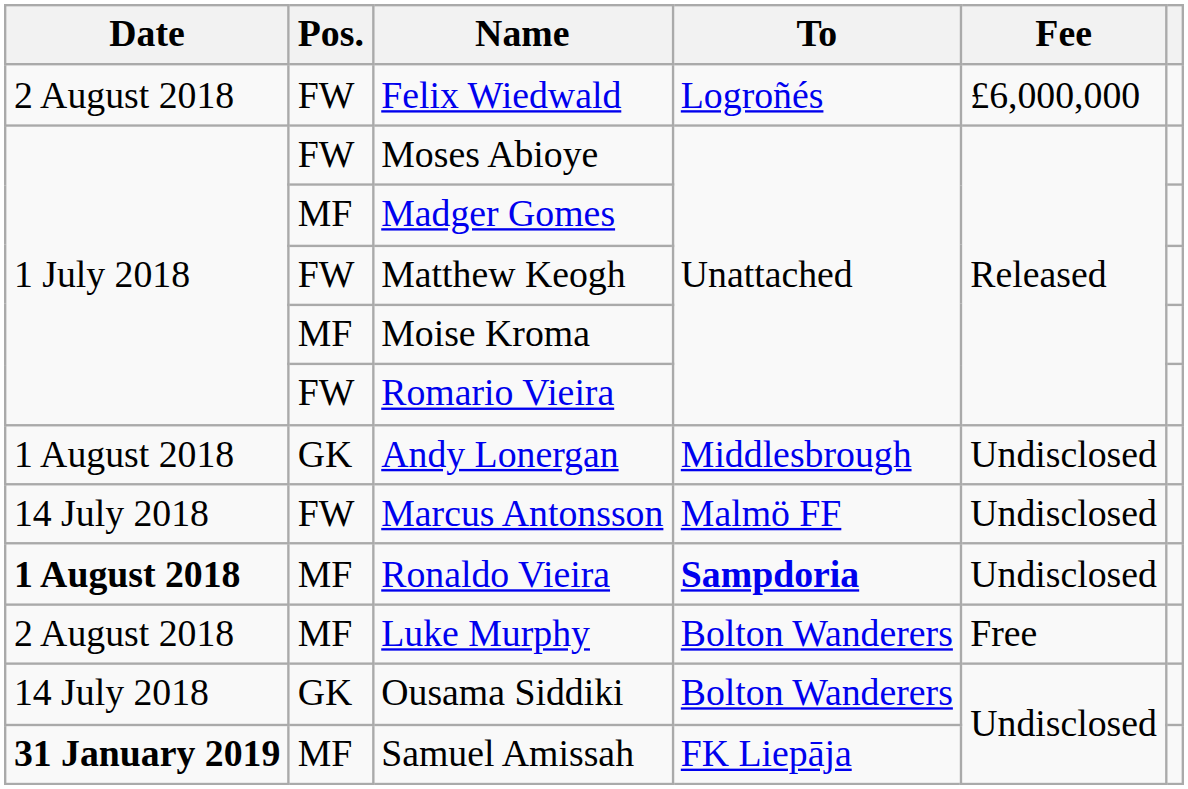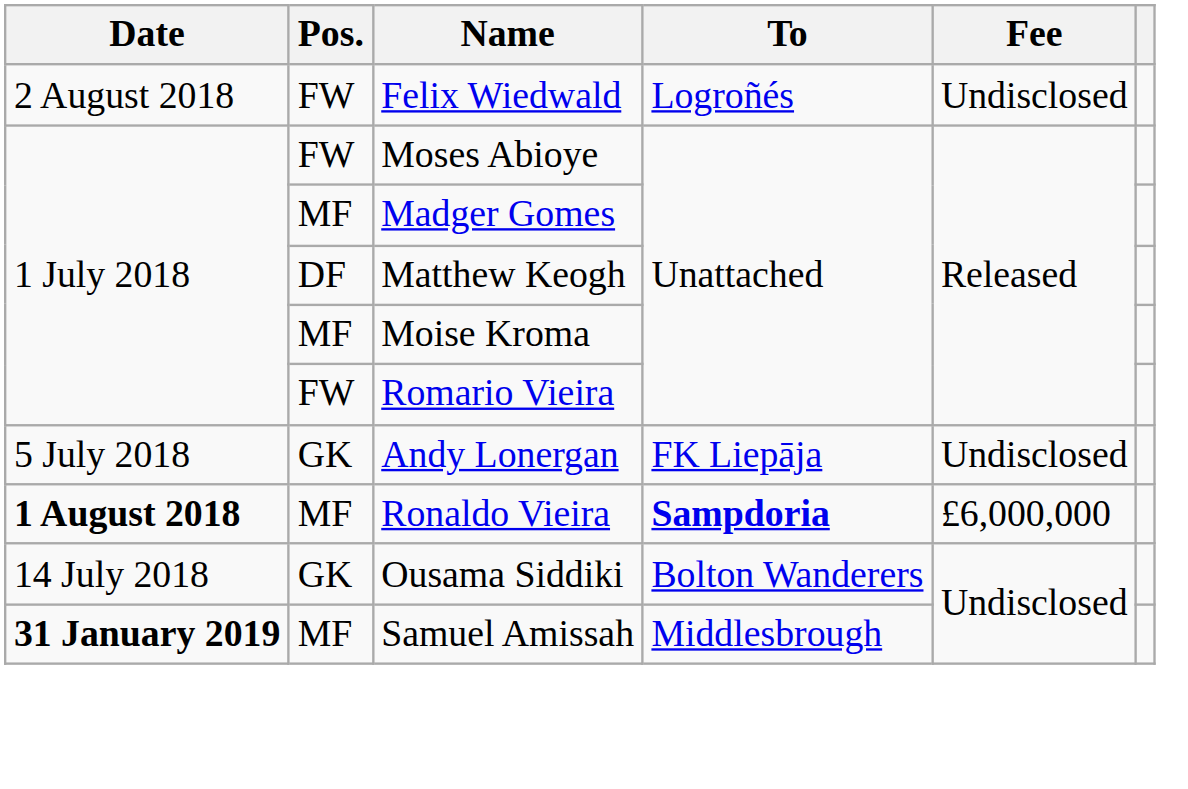(1055, 94) £6,000,000 -> (1034, 94) Undisclosed
(326, 273) FW -> (322, 273) DF
(124, 453) 1 August 2018 -> (102, 453) 5 July 2018
(796, 453) Middlesbrough -> (737, 453) FK Liepāja
- row: (522, 513)
(1064, 573) Undisclosed -> (1026, 513) £6,000,000
- row: (486, 633)
(766, 753) FK Liepāja -> (767, 633) Middlesbrough
